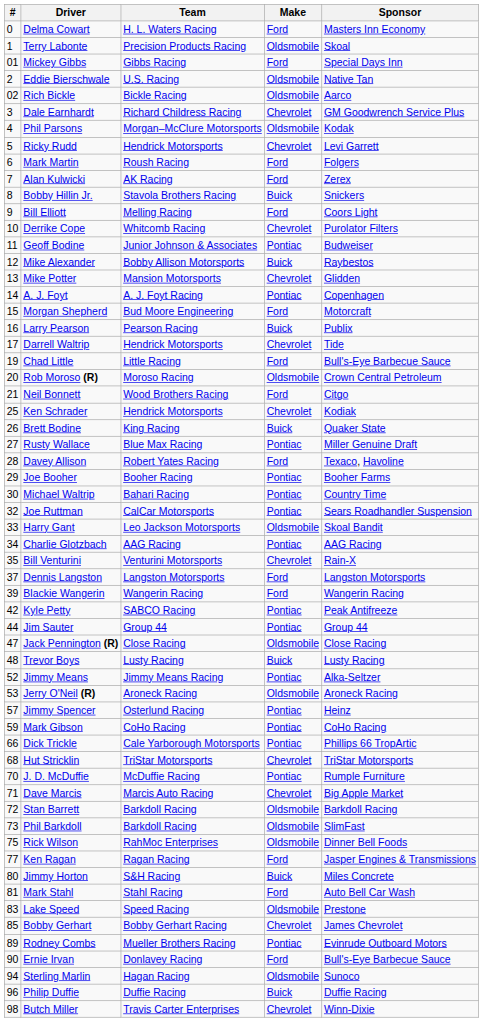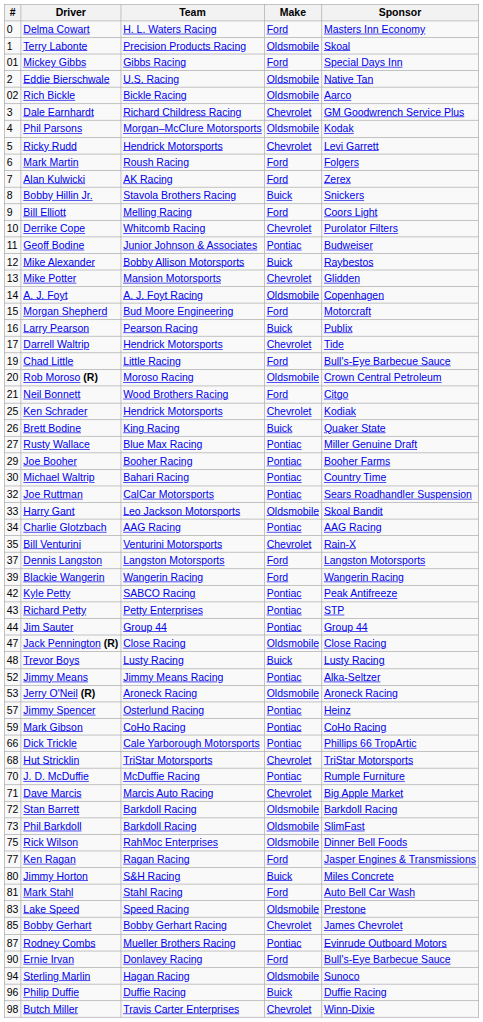(284, 295) Pontiac -> (293, 295) Oldsmobile
- row: (55, 461)
+ row: (55, 611)
(13, 943) 89 -> (13, 943) 87
